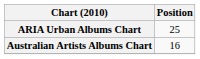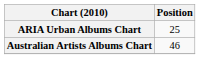(175, 45) 16 -> (175, 45) 46
